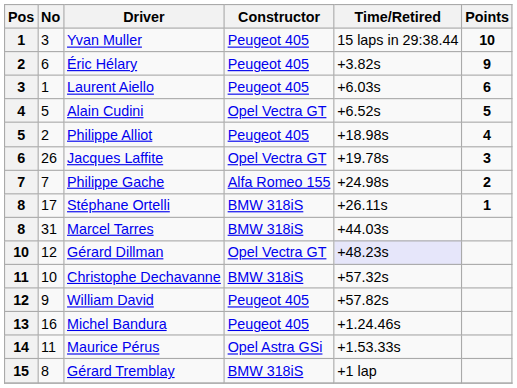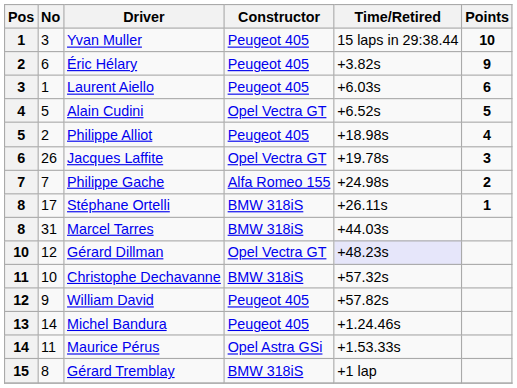(49, 323) 16 -> (49, 323) 14
